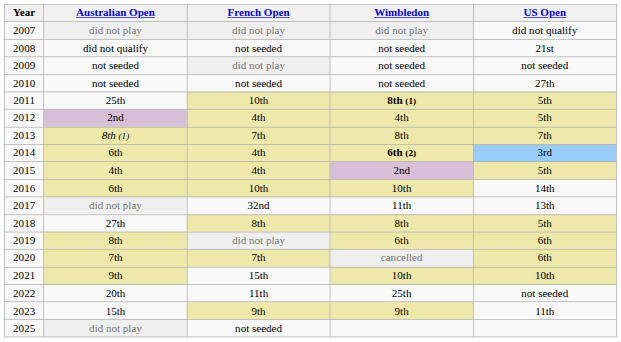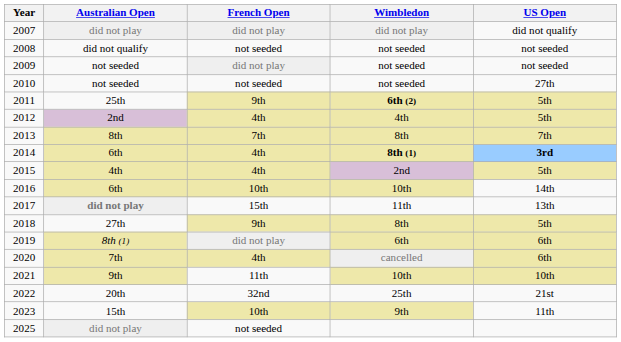(545, 48) 21st -> (545, 48) not seeded
(259, 100) 10th -> (259, 100) 9th
(402, 100) 8th (1) -> (402, 100) 6th (2)
(115, 135) 8th (1) -> (115, 135) 8th
(402, 153) 6th (2) -> (402, 153) 8th (1)
(545, 153) normal -> (545, 153) bold
(115, 205) normal -> (115, 205) bold
(259, 205) 32nd -> (259, 205) 15th
(259, 223) 8th -> (259, 223) 9th
(115, 240) 8th -> (115, 240) 8th (1)
(259, 258) 7th -> (259, 258) 4th
(259, 275) 15th -> (259, 275) 11th
(259, 293) 11th -> (259, 293) 32nd
(545, 293) not seeded -> (545, 293) 21st
(259, 310) 9th -> (259, 310) 10th
